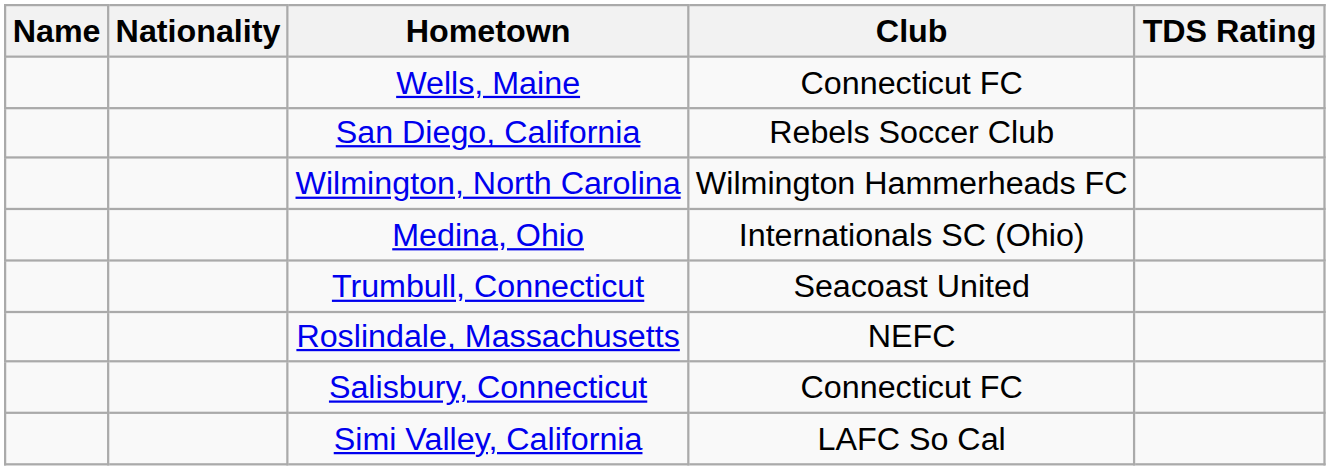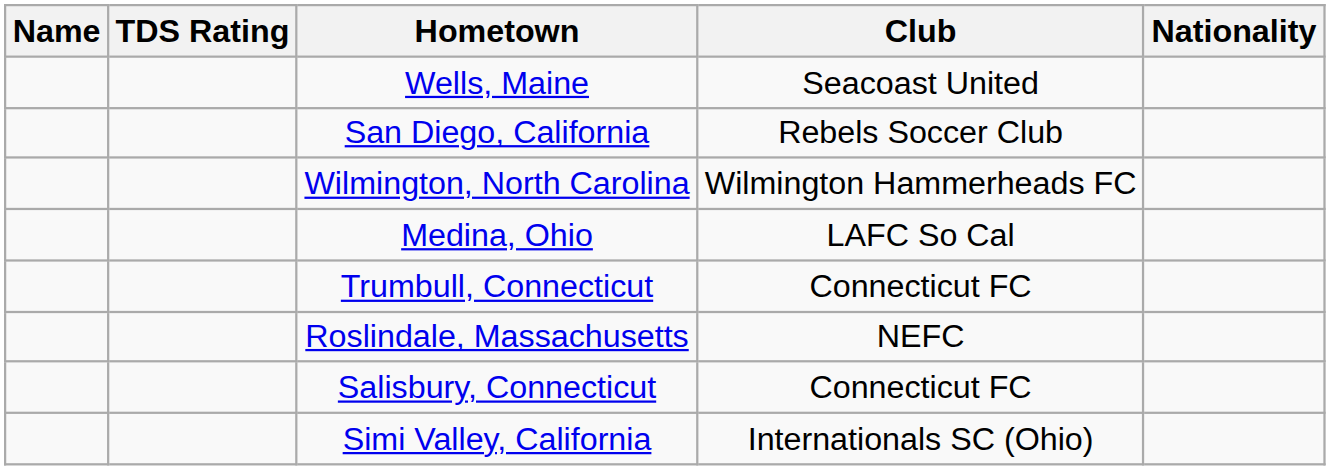columns swapped: (198, 31) <-> (1230, 31)
(912, 82) Connecticut FC -> (921, 82) Seacoast United
(912, 235) Internationals SC (Ohio) -> (921, 235) LAFC So Cal
(912, 286) Seacoast United -> (921, 286) Connecticut FC
(912, 439) LAFC So Cal -> (921, 439) Internationals SC (Ohio)
